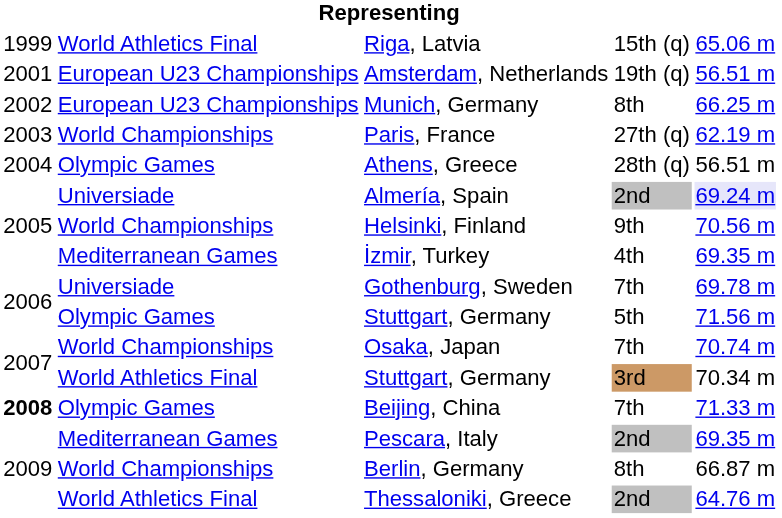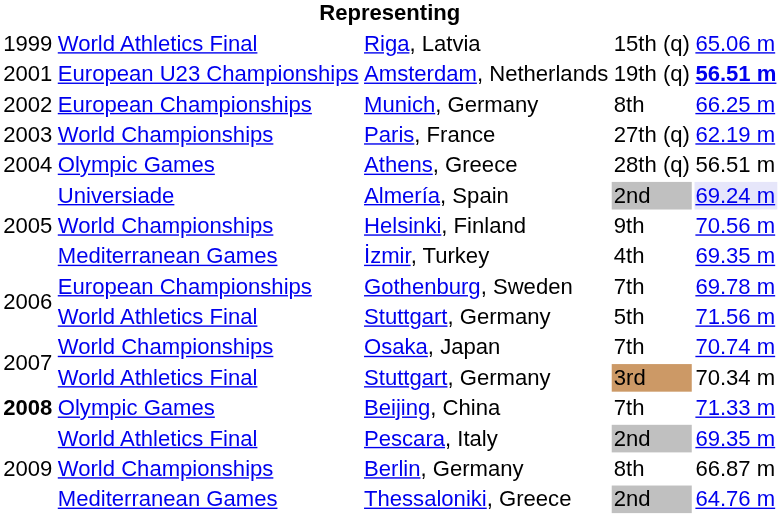(735, 74) normal -> (736, 74) bold
(208, 104) European U23 Championships -> (185, 104) European Championships
(116, 286) Universiade -> (185, 286) European Championships
(136, 316) Olympic Games -> (158, 316) World Athletics Final
(168, 438) Mediterranean Games -> (158, 438) World Athletics Final
(158, 499) World Athletics Final -> (168, 499) Mediterranean Games
